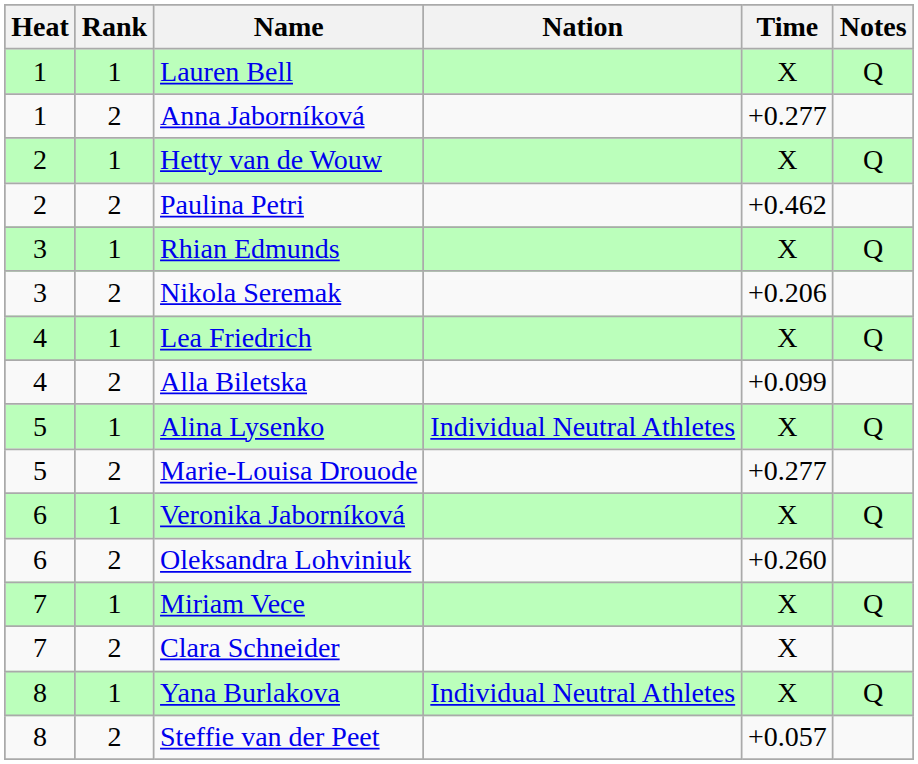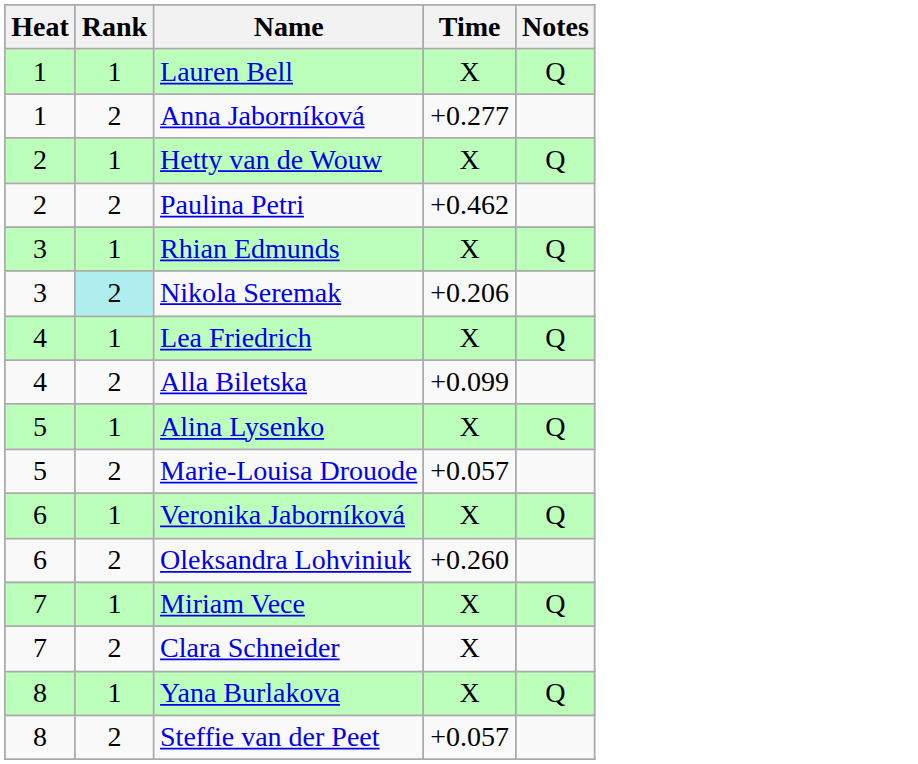- column: (583, 26)
(114, 293) no background -> (114, 293) paleturquoise background
(787, 470) +0.277 -> (470, 470) +0.057
